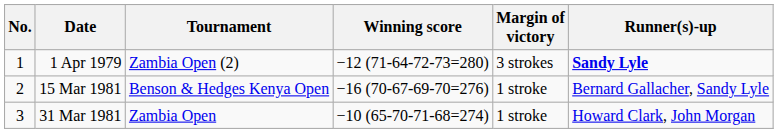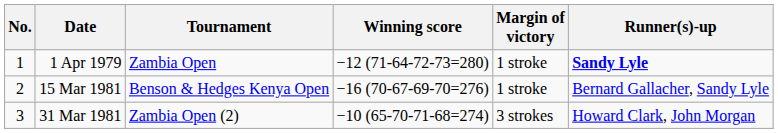(184, 63) Zambia Open (2) -> (173, 63) Zambia Open
(525, 63) 3 strokes -> (522, 63) 1 stroke
(173, 115) Zambia Open -> (184, 115) Zambia Open (2)
(522, 115) 1 stroke -> (525, 115) 3 strokes
